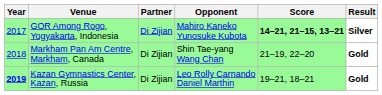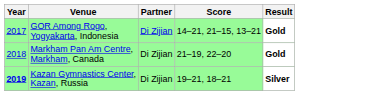- column: (216, 12)
(302, 31) bold -> (219, 31) normal
(360, 31) Silver -> (275, 31) Gold
(358, 79) Gold -> (277, 79) Silver
